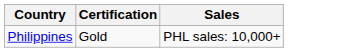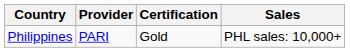+ column: (106, 15)
